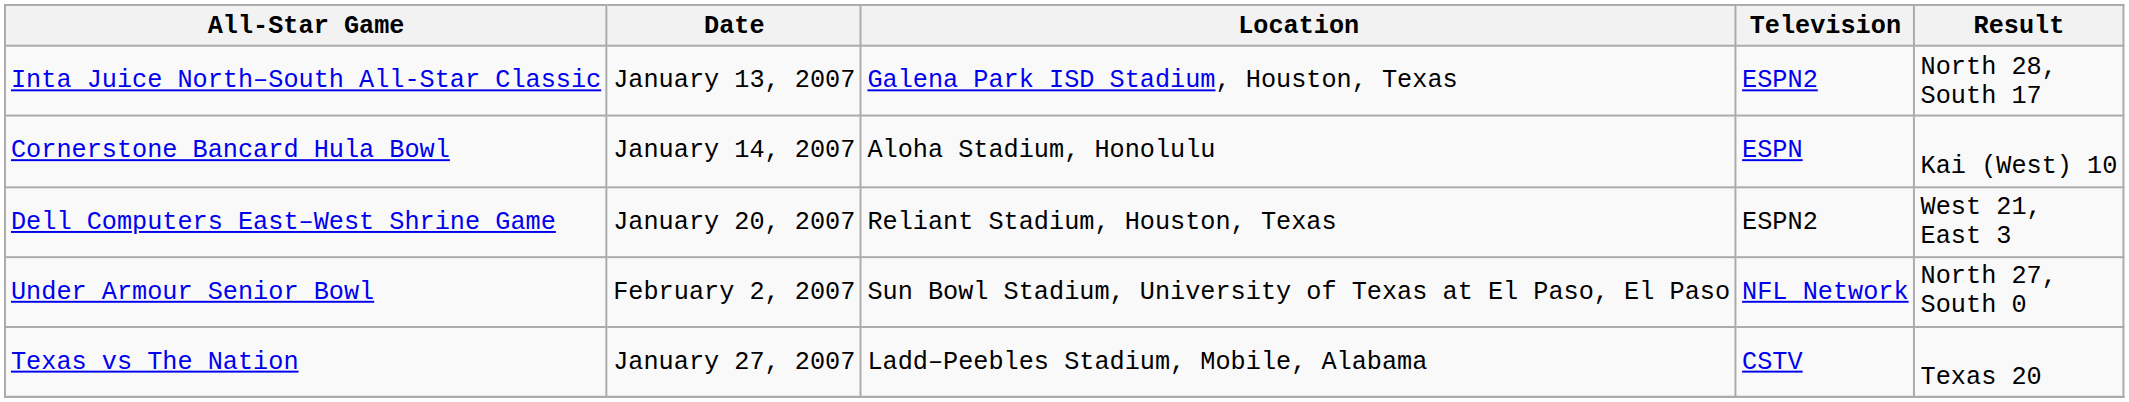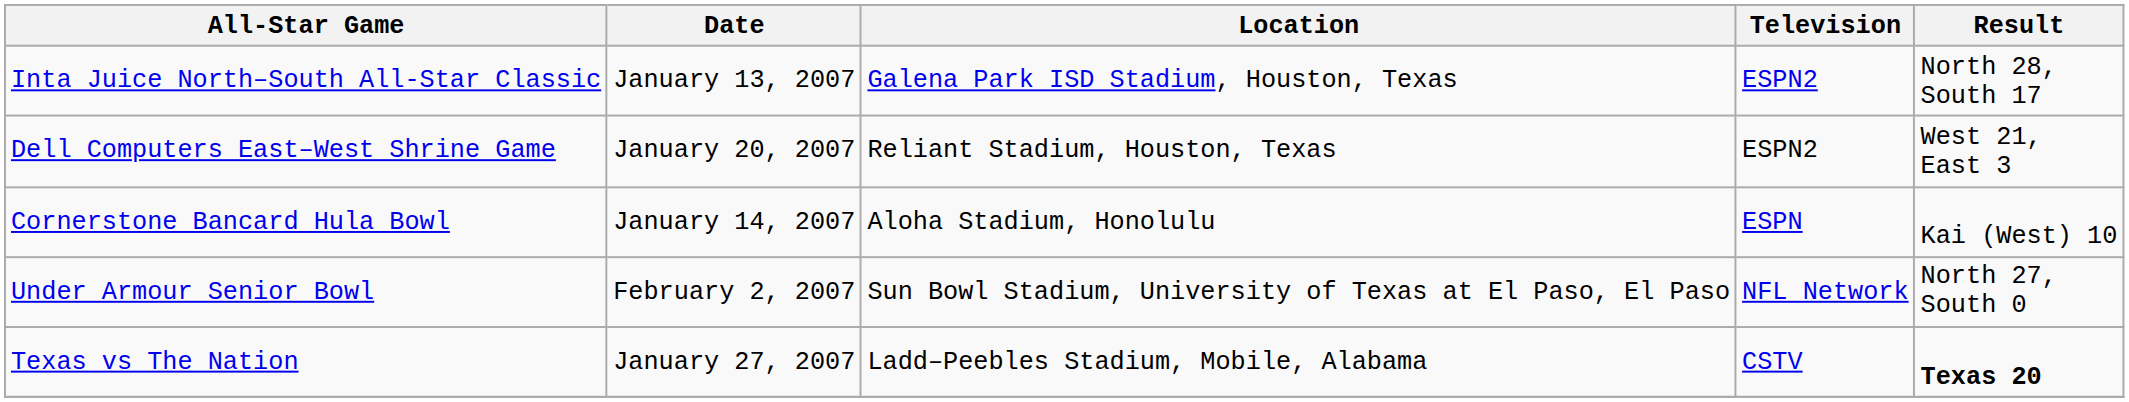rows swapped: (230, 151) <-> (283, 222)
(1981, 377) normal -> (1981, 377) bold
